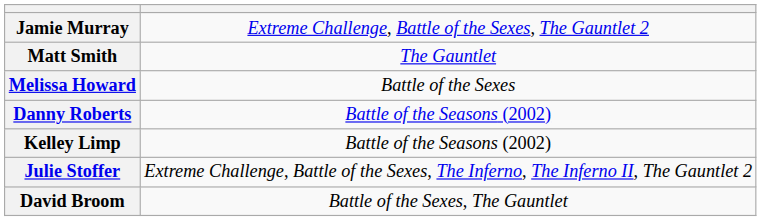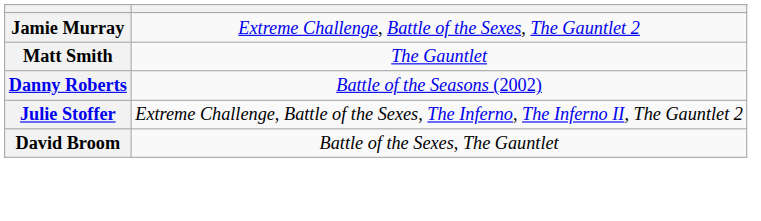- row: (72, 85)
- row: (72, 143)
